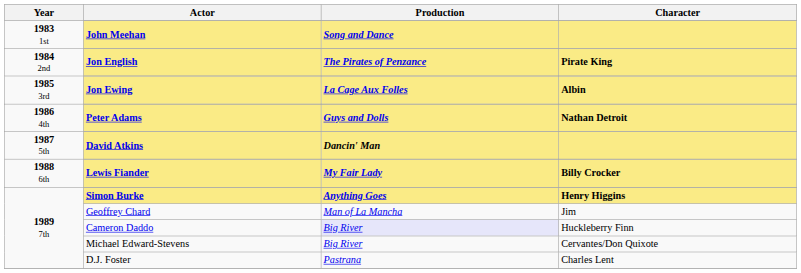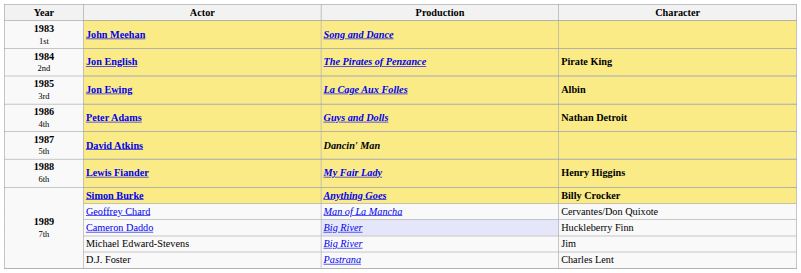(591, 173) Billy Crocker -> (593, 173) Henry Higgins
(593, 195) Henry Higgins -> (591, 195) Billy Crocker
(569, 211) Jim -> (610, 211) Cervantes/Don Quixote
(610, 244) Cervantes/Don Quixote -> (569, 244) Jim
